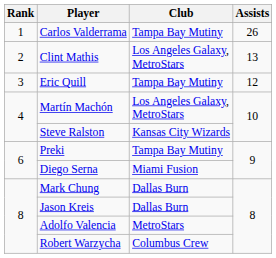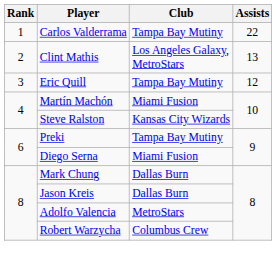(252, 32) 26 -> (252, 32) 22
(181, 107) Los Angeles Galaxy, MetroStars -> (165, 100) Miami Fusion
